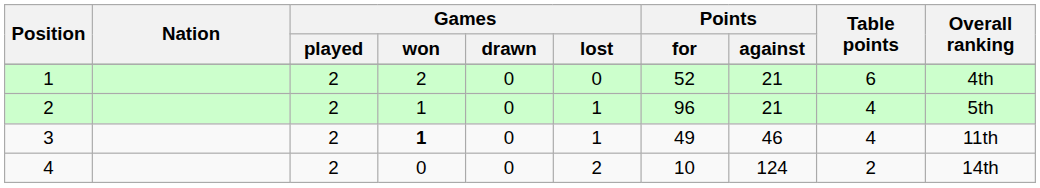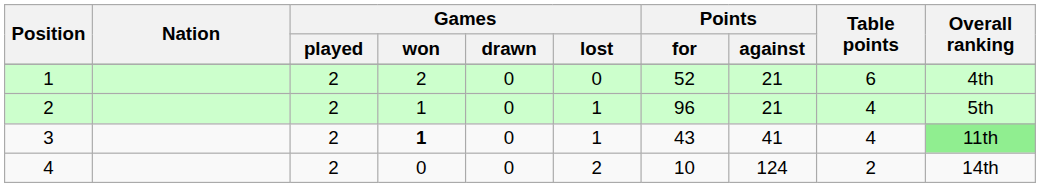(684, 138) 49 -> (684, 138) 43
(772, 138) 46 -> (772, 138) 41
(981, 138) no background -> (981, 138) lightgreen background
